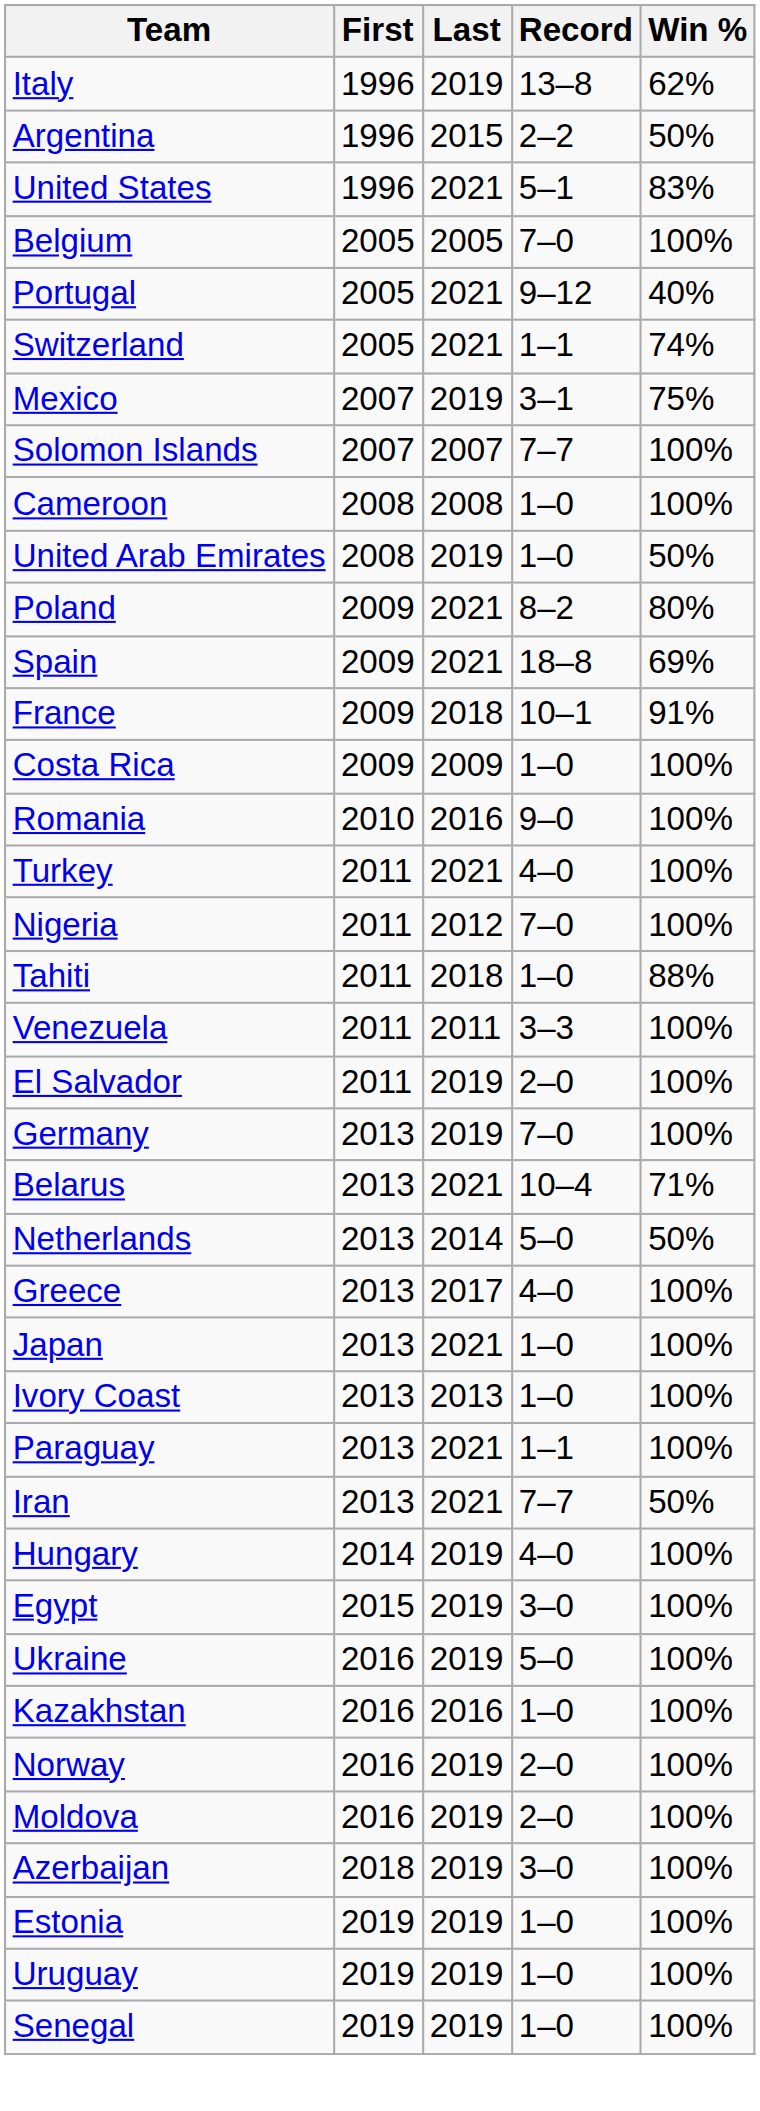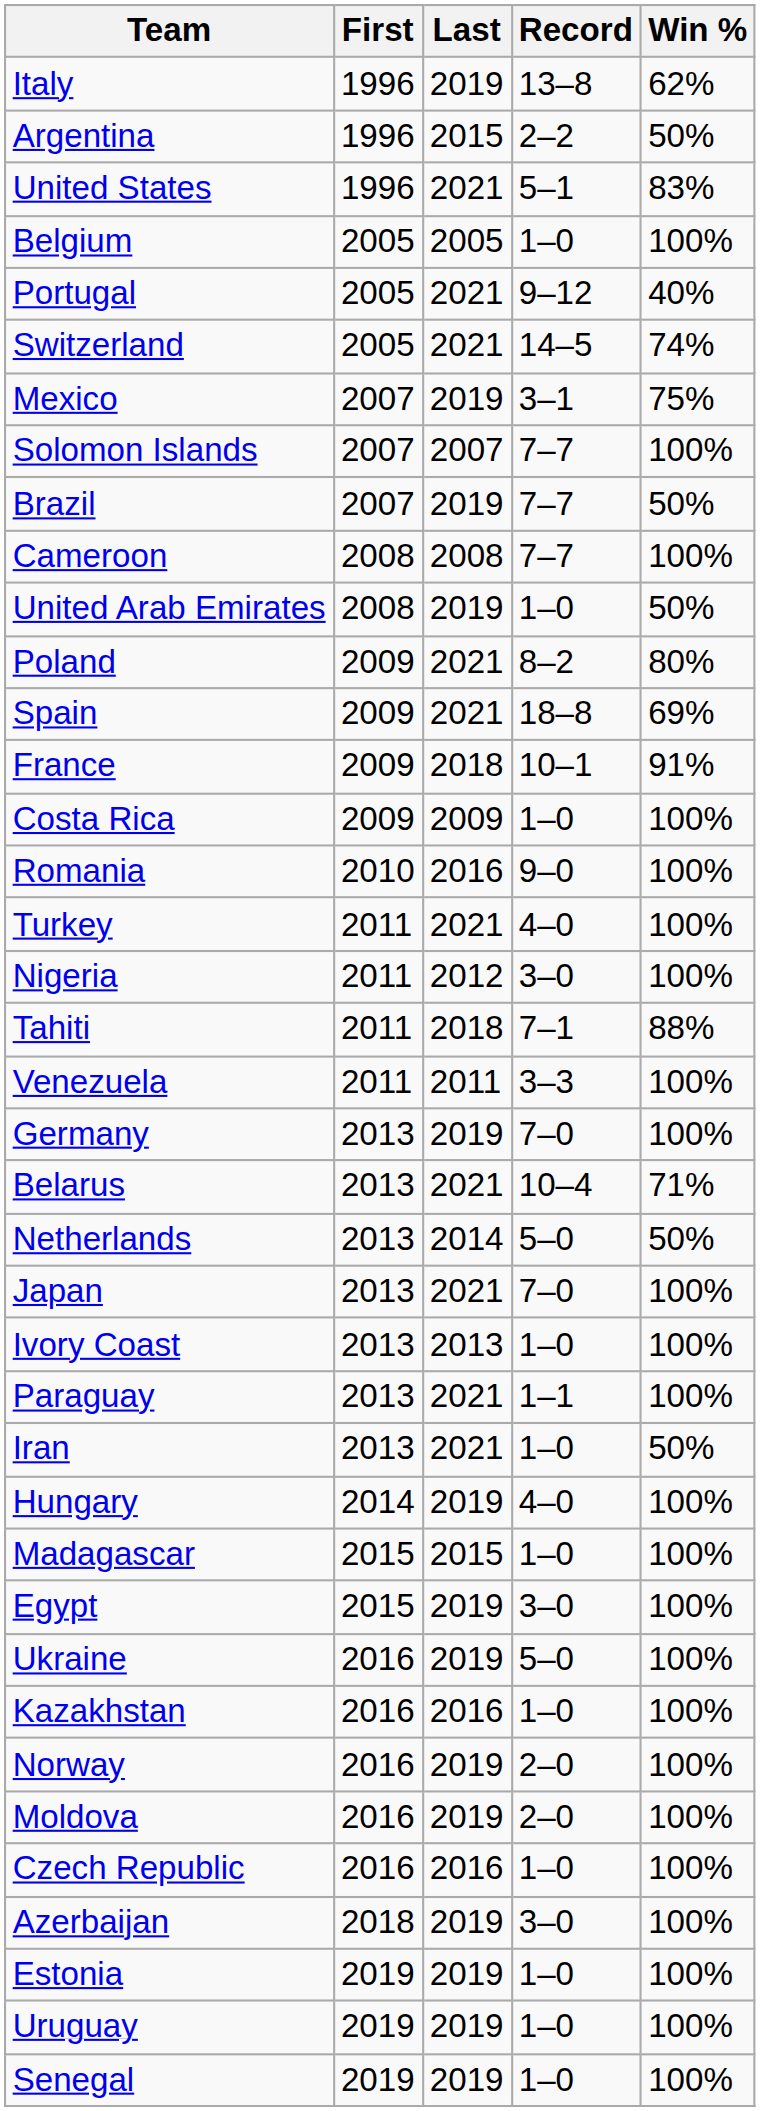(546, 240) 7–0 -> (546, 240) 1–0
(546, 345) 1–1 -> (556, 345) 14–5
+ row: (54, 503)
(546, 503) 1–0 -> (546, 556) 7–7
(546, 923) 7–0 -> (546, 976) 3–0
(546, 976) 1–0 -> (546, 1028) 7–1
- row: (97, 1081)
- row: (67, 1291)
(546, 1343) 1–0 -> (546, 1291) 7–0
(546, 1501) 7–7 -> (546, 1448) 1–0
+ row: (104, 1554)
+ row: (129, 1869)
